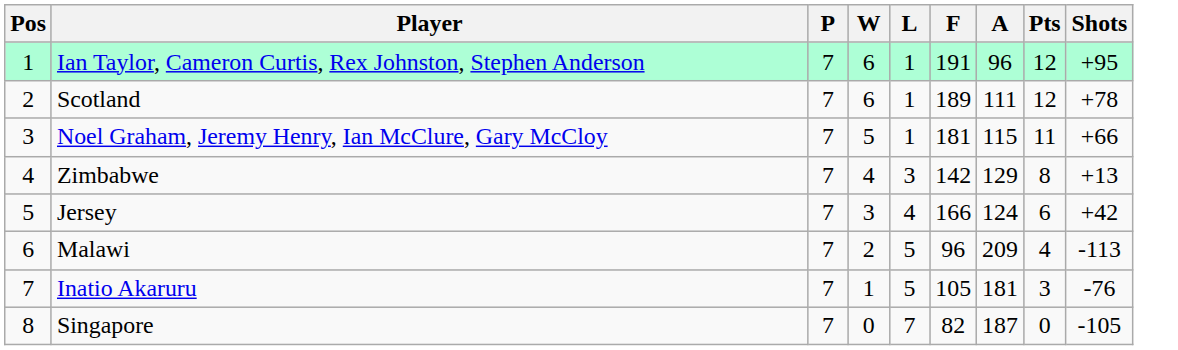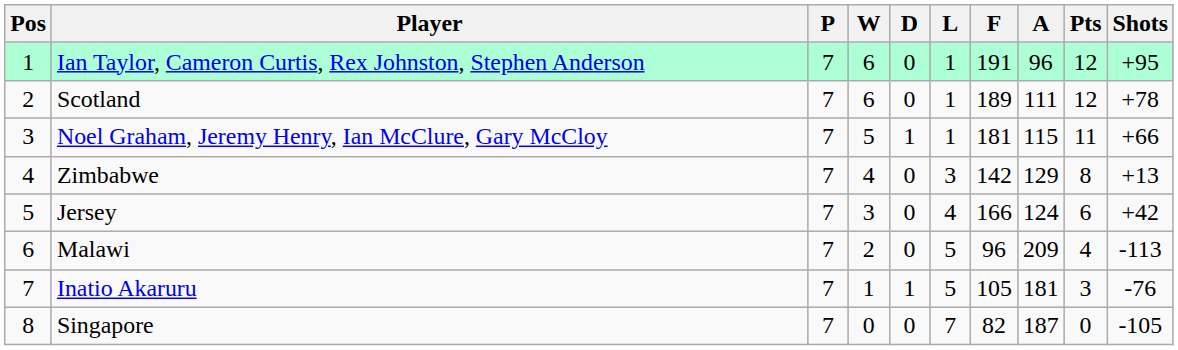+ column: (909, 23)
